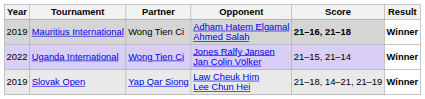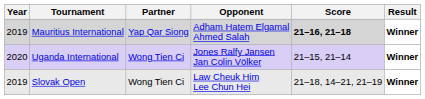(156, 32) Wong Tien Ci -> (158, 32) Yap Qar Siong
(17, 57) 2022 -> (17, 57) 2020
(158, 82) Yap Qar Siong -> (156, 82) Wong Tien Ci
